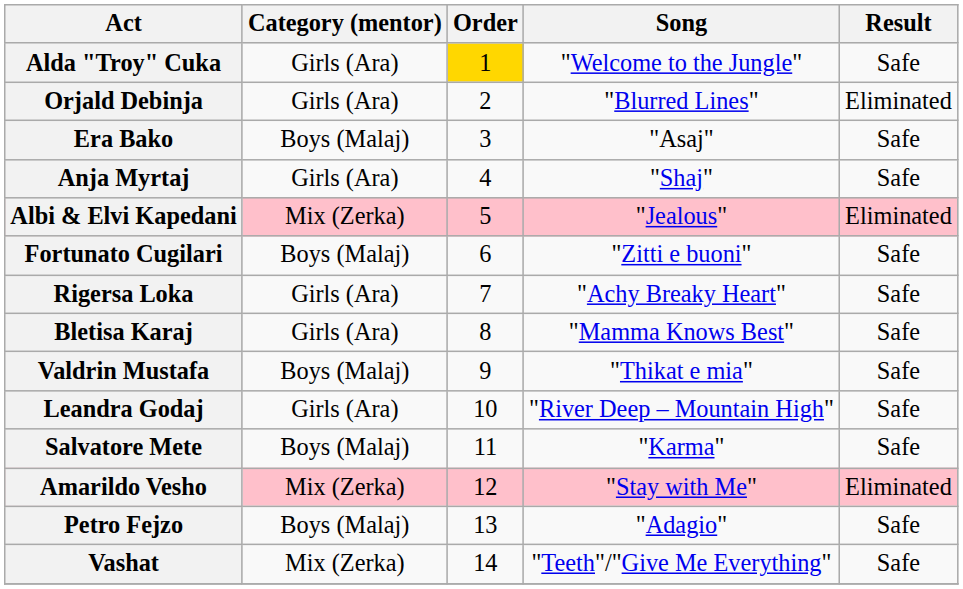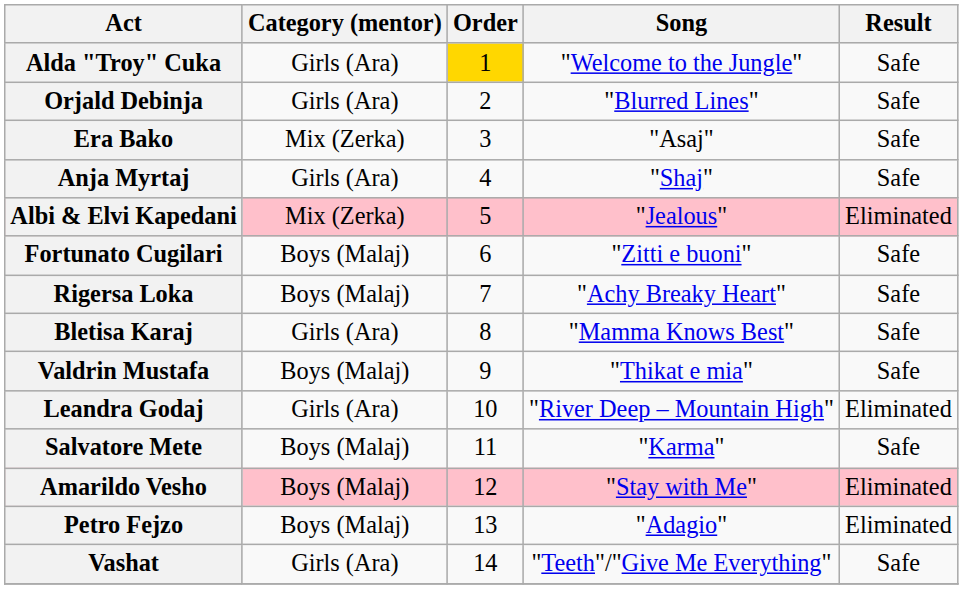(898, 100) Eliminated -> (898, 100) Safe
(345, 139) Boys (Malaj) -> (345, 139) Mix (Zerka)
(345, 293) Girls (Ara) -> (345, 293) Boys (Malaj)
(898, 409) Safe -> (898, 409) Eliminated
(345, 486) Mix (Zerka) -> (345, 486) Boys (Malaj)
(898, 525) Safe -> (898, 525) Eliminated
(345, 563) Mix (Zerka) -> (345, 563) Girls (Ara)
